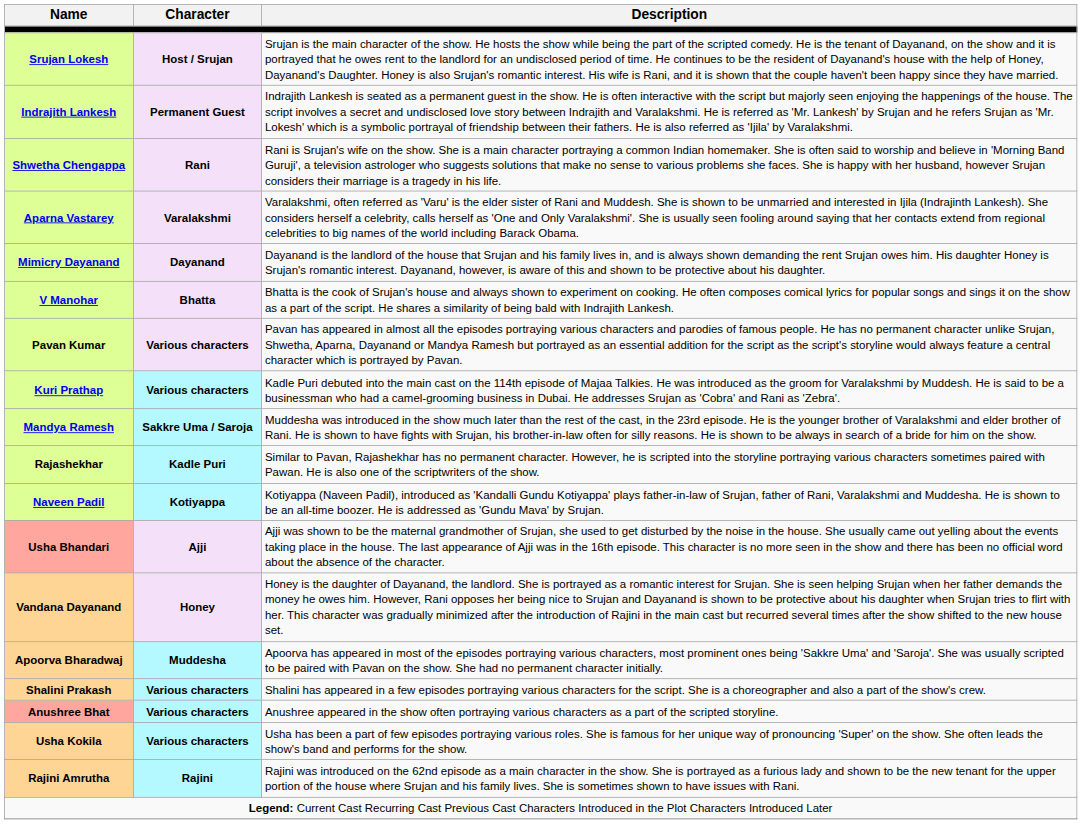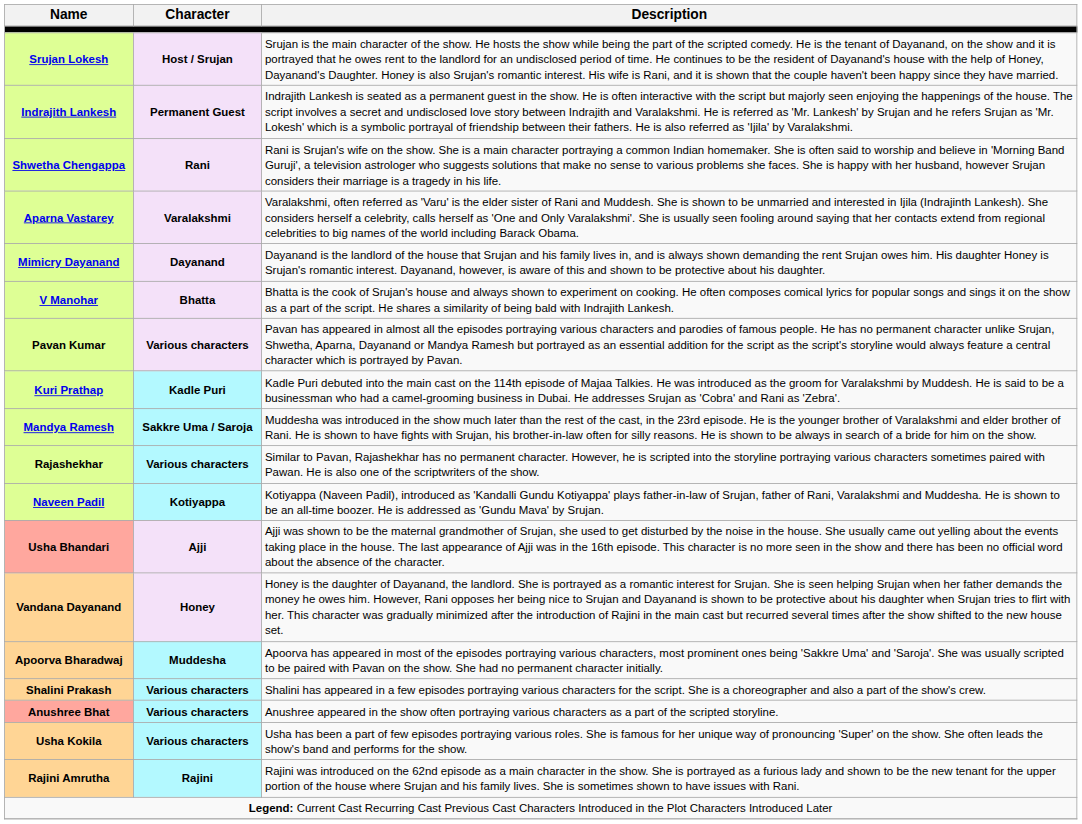(197, 390) Various characters -> (197, 390) Kadle Puri
(197, 465) Kadle Puri -> (197, 465) Various characters
